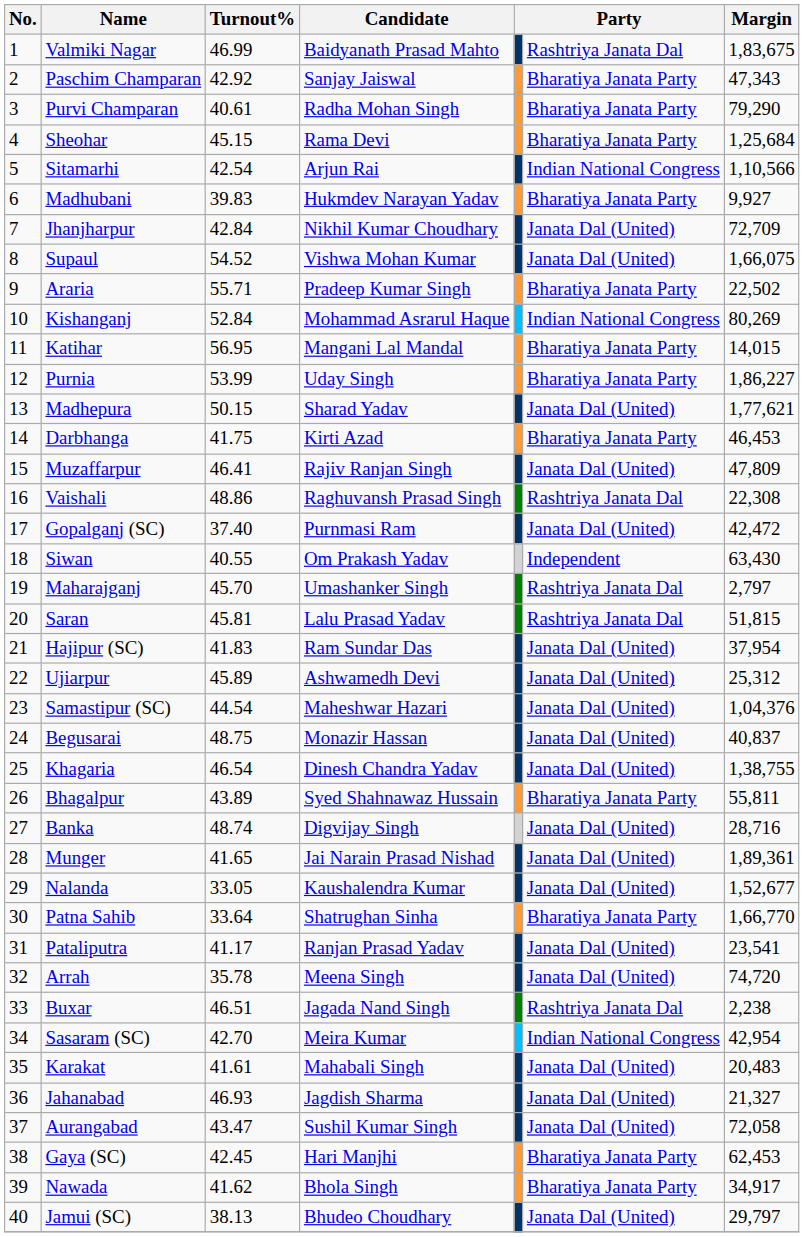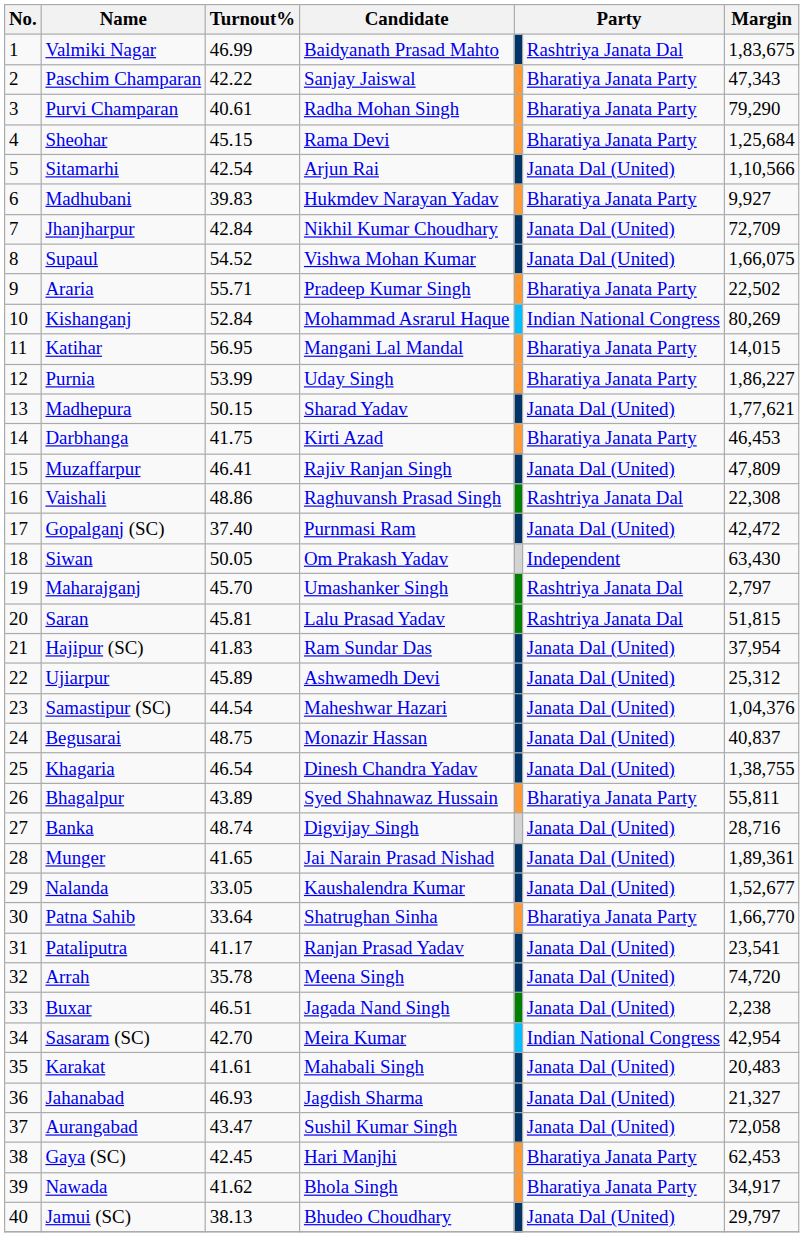(231, 79) 42.92 -> (231, 79) 42.22
(623, 169) Indian National Congress -> (601, 169) Janata Dal (United)
(231, 558) 40.55 -> (231, 558) 50.05
(605, 1007) Rashtriya Janata Dal -> (601, 1007) Janata Dal (United)
